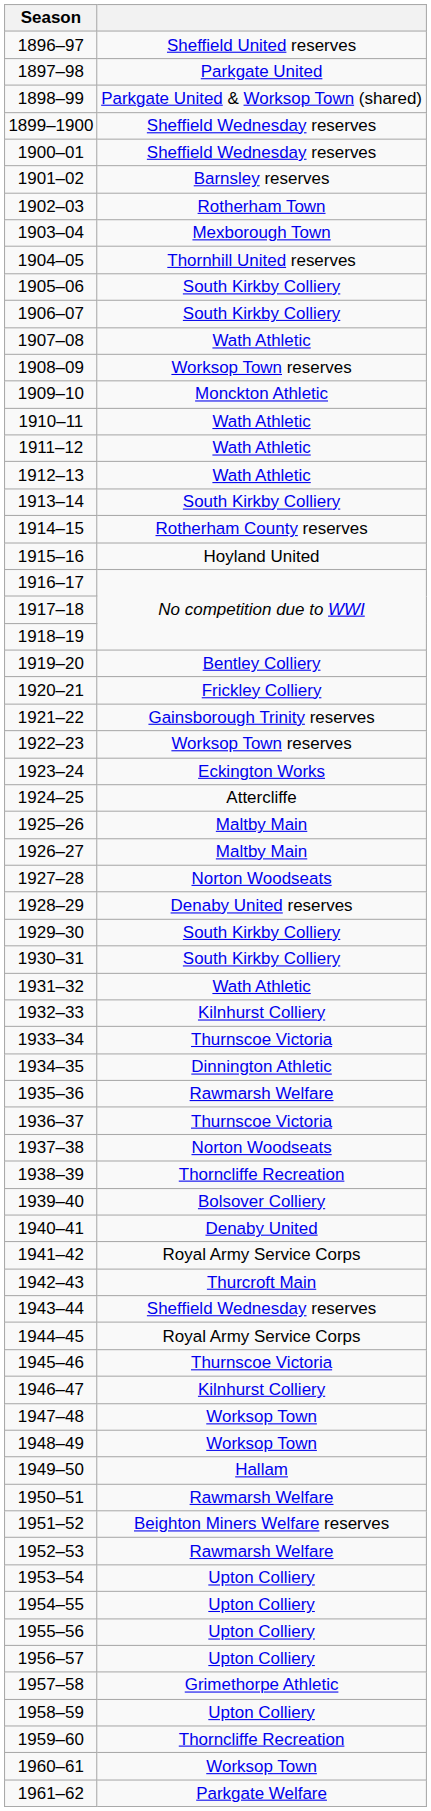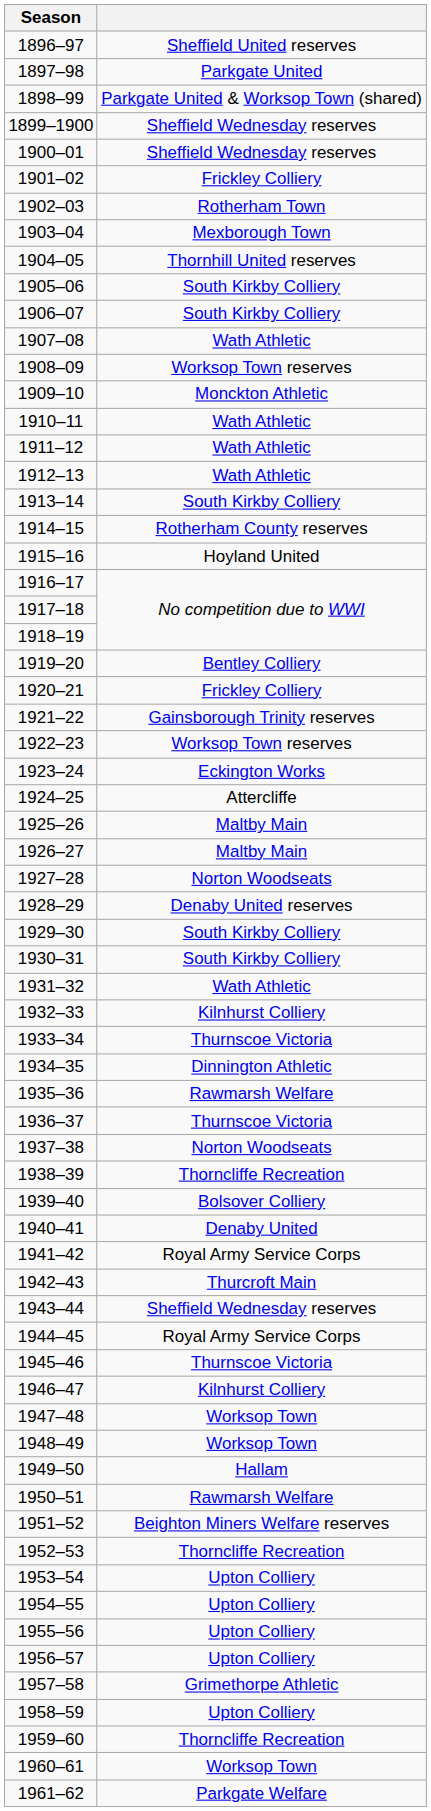(262, 179) Barnsley reserves -> (262, 179) Frickley Colliery
(262, 1551) Rawmarsh Welfare -> (262, 1551) Thorncliffe Recreation
